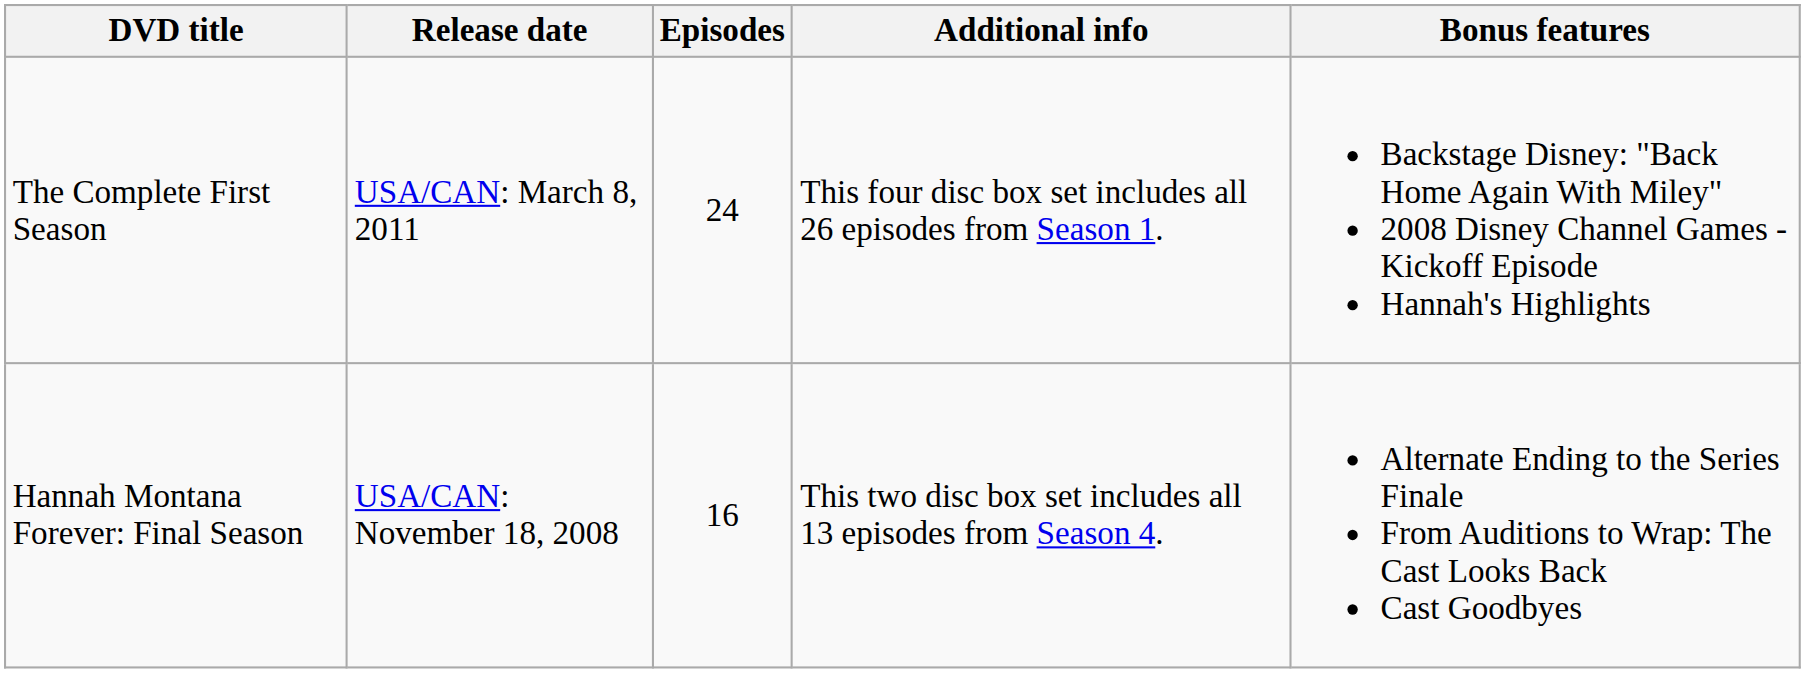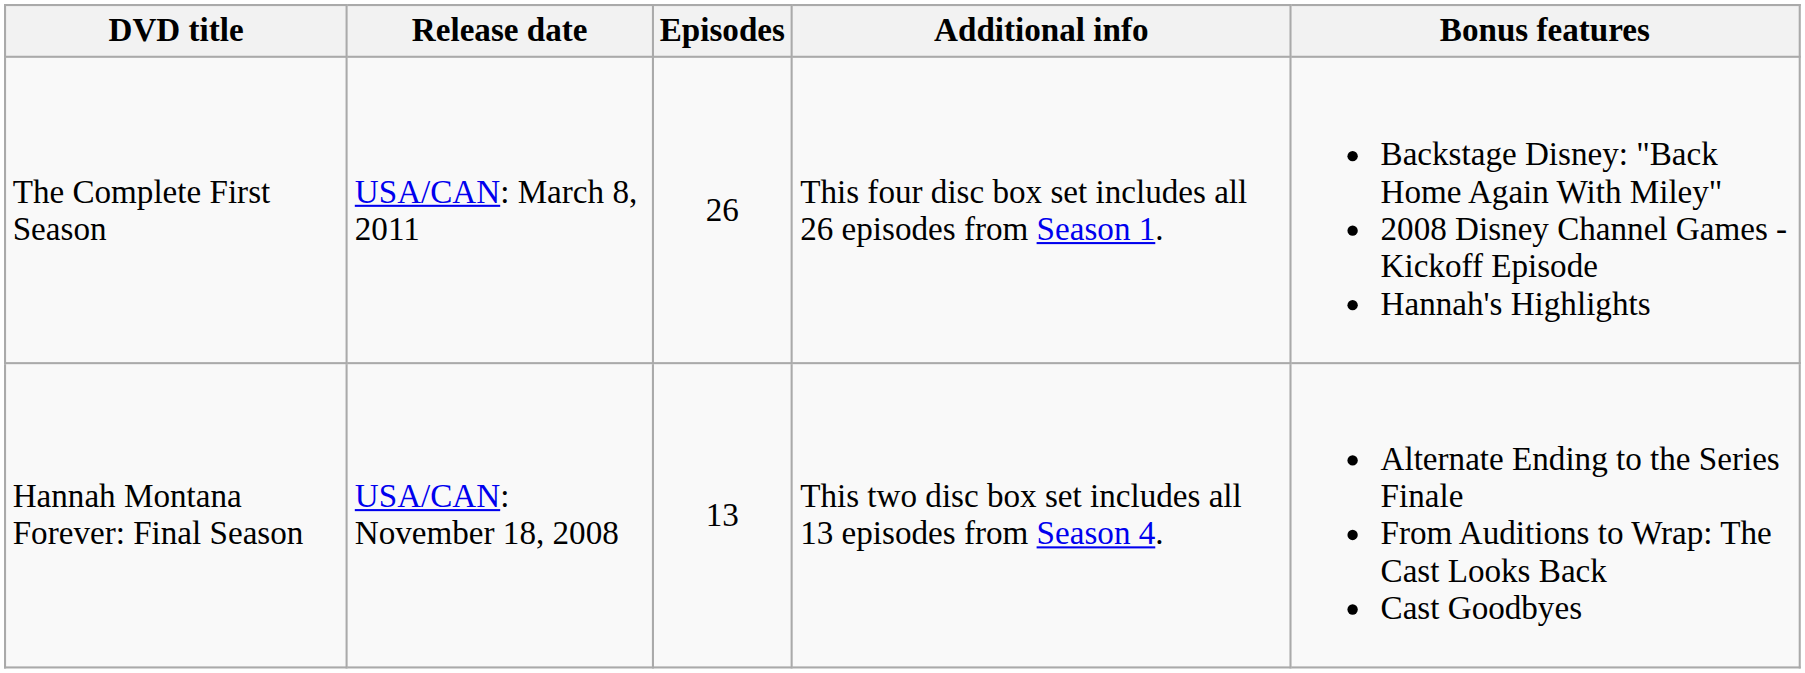(722, 209) 24 -> (722, 209) 26
(722, 514) 16 -> (722, 514) 13
